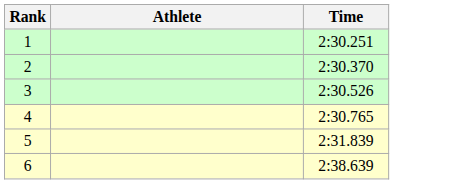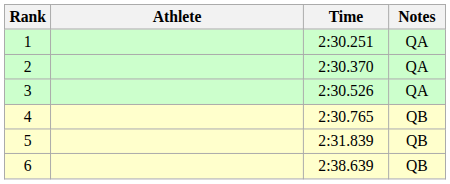+ column: (417, 16)
